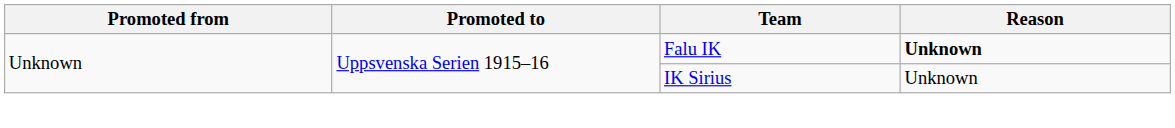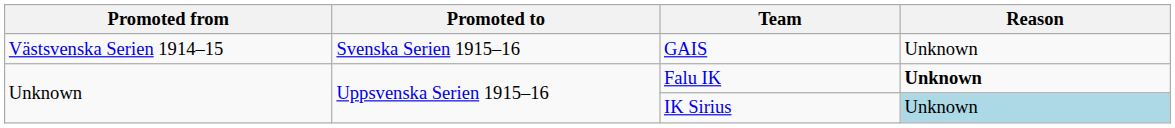+ row: (686, 48)
(941, 78) no background -> (941, 107) lightblue background
